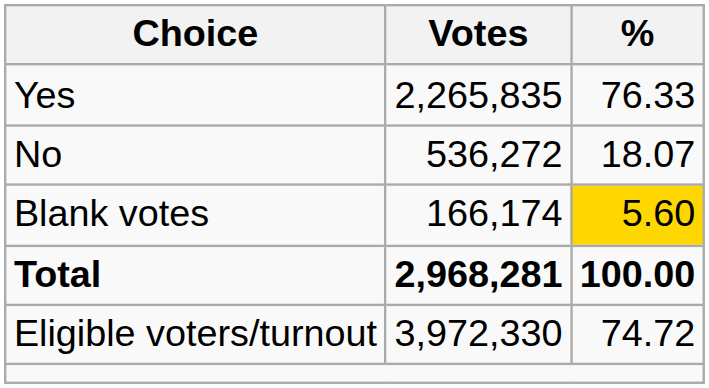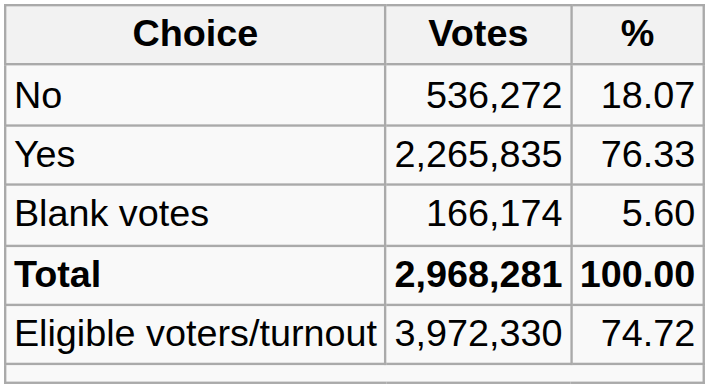rows swapped: (45, 94) <-> (38, 154)
(659, 214) gold background -> (659, 214) no background
